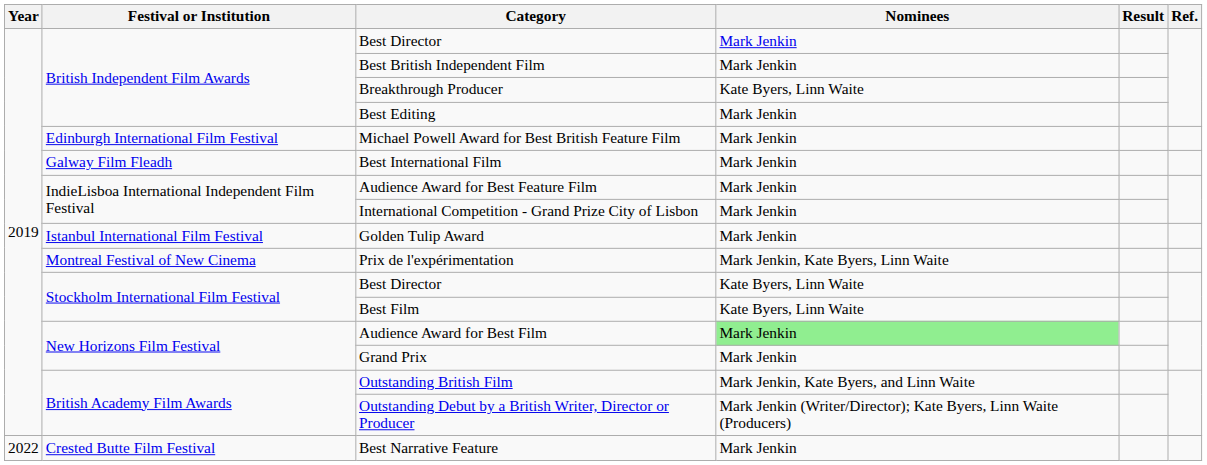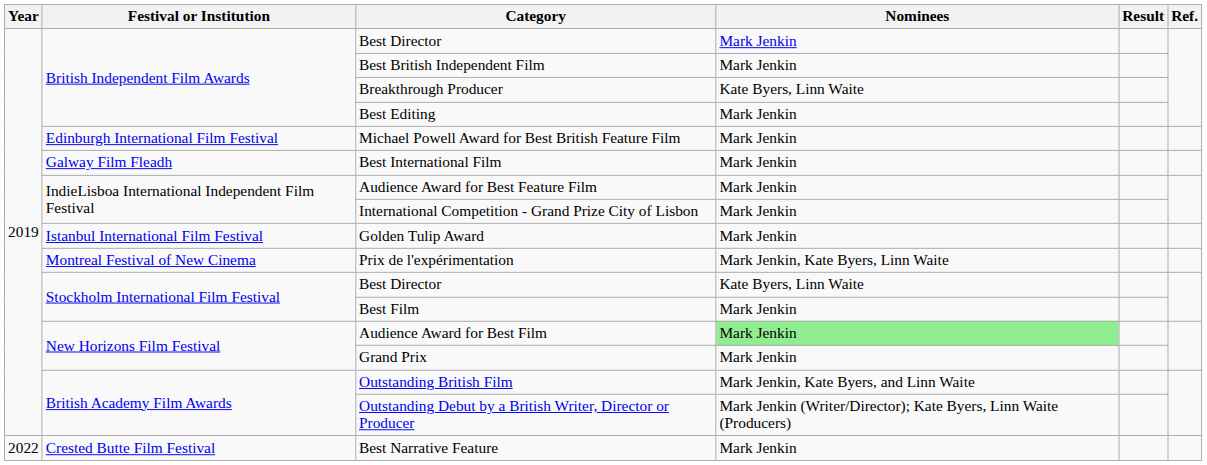(792, 308) Kate Byers, Linn Waite -> (758, 308) Mark Jenkin
